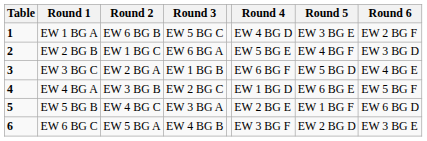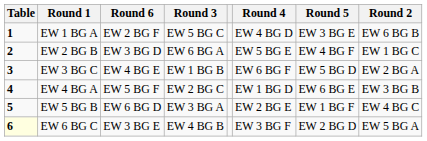columns swapped: (132, 13) <-> (390, 13)
(10, 126) no background -> (10, 126) lightyellow background
